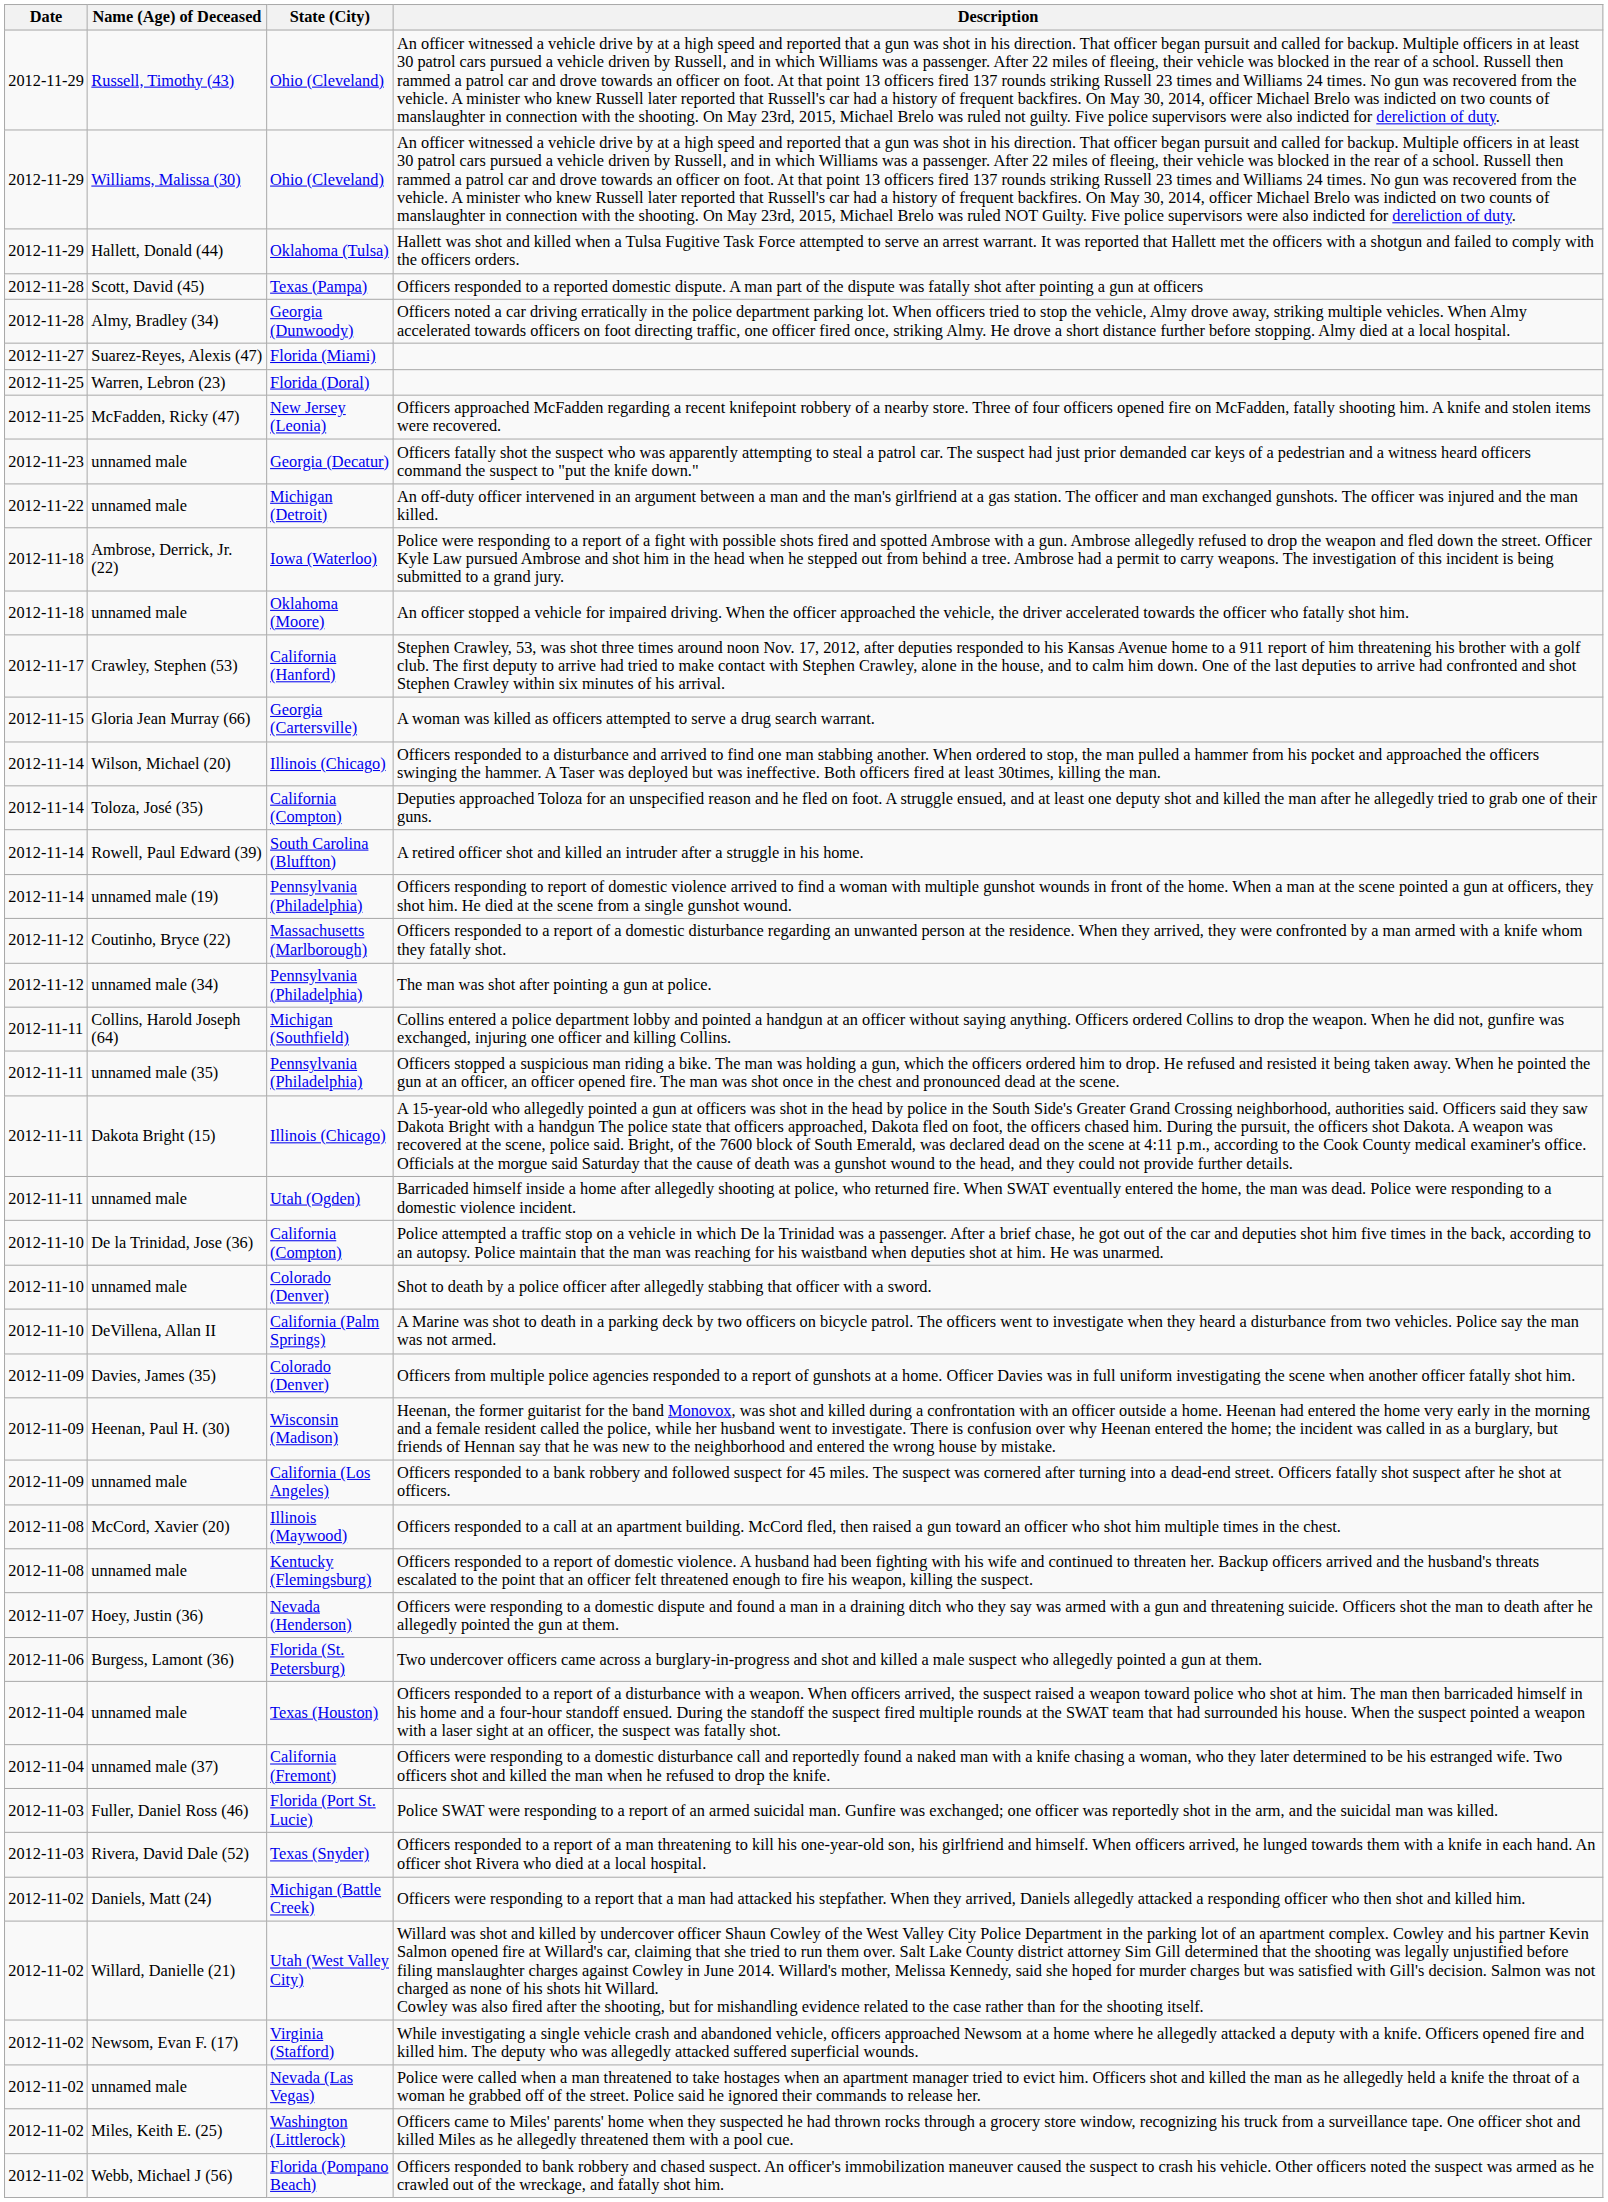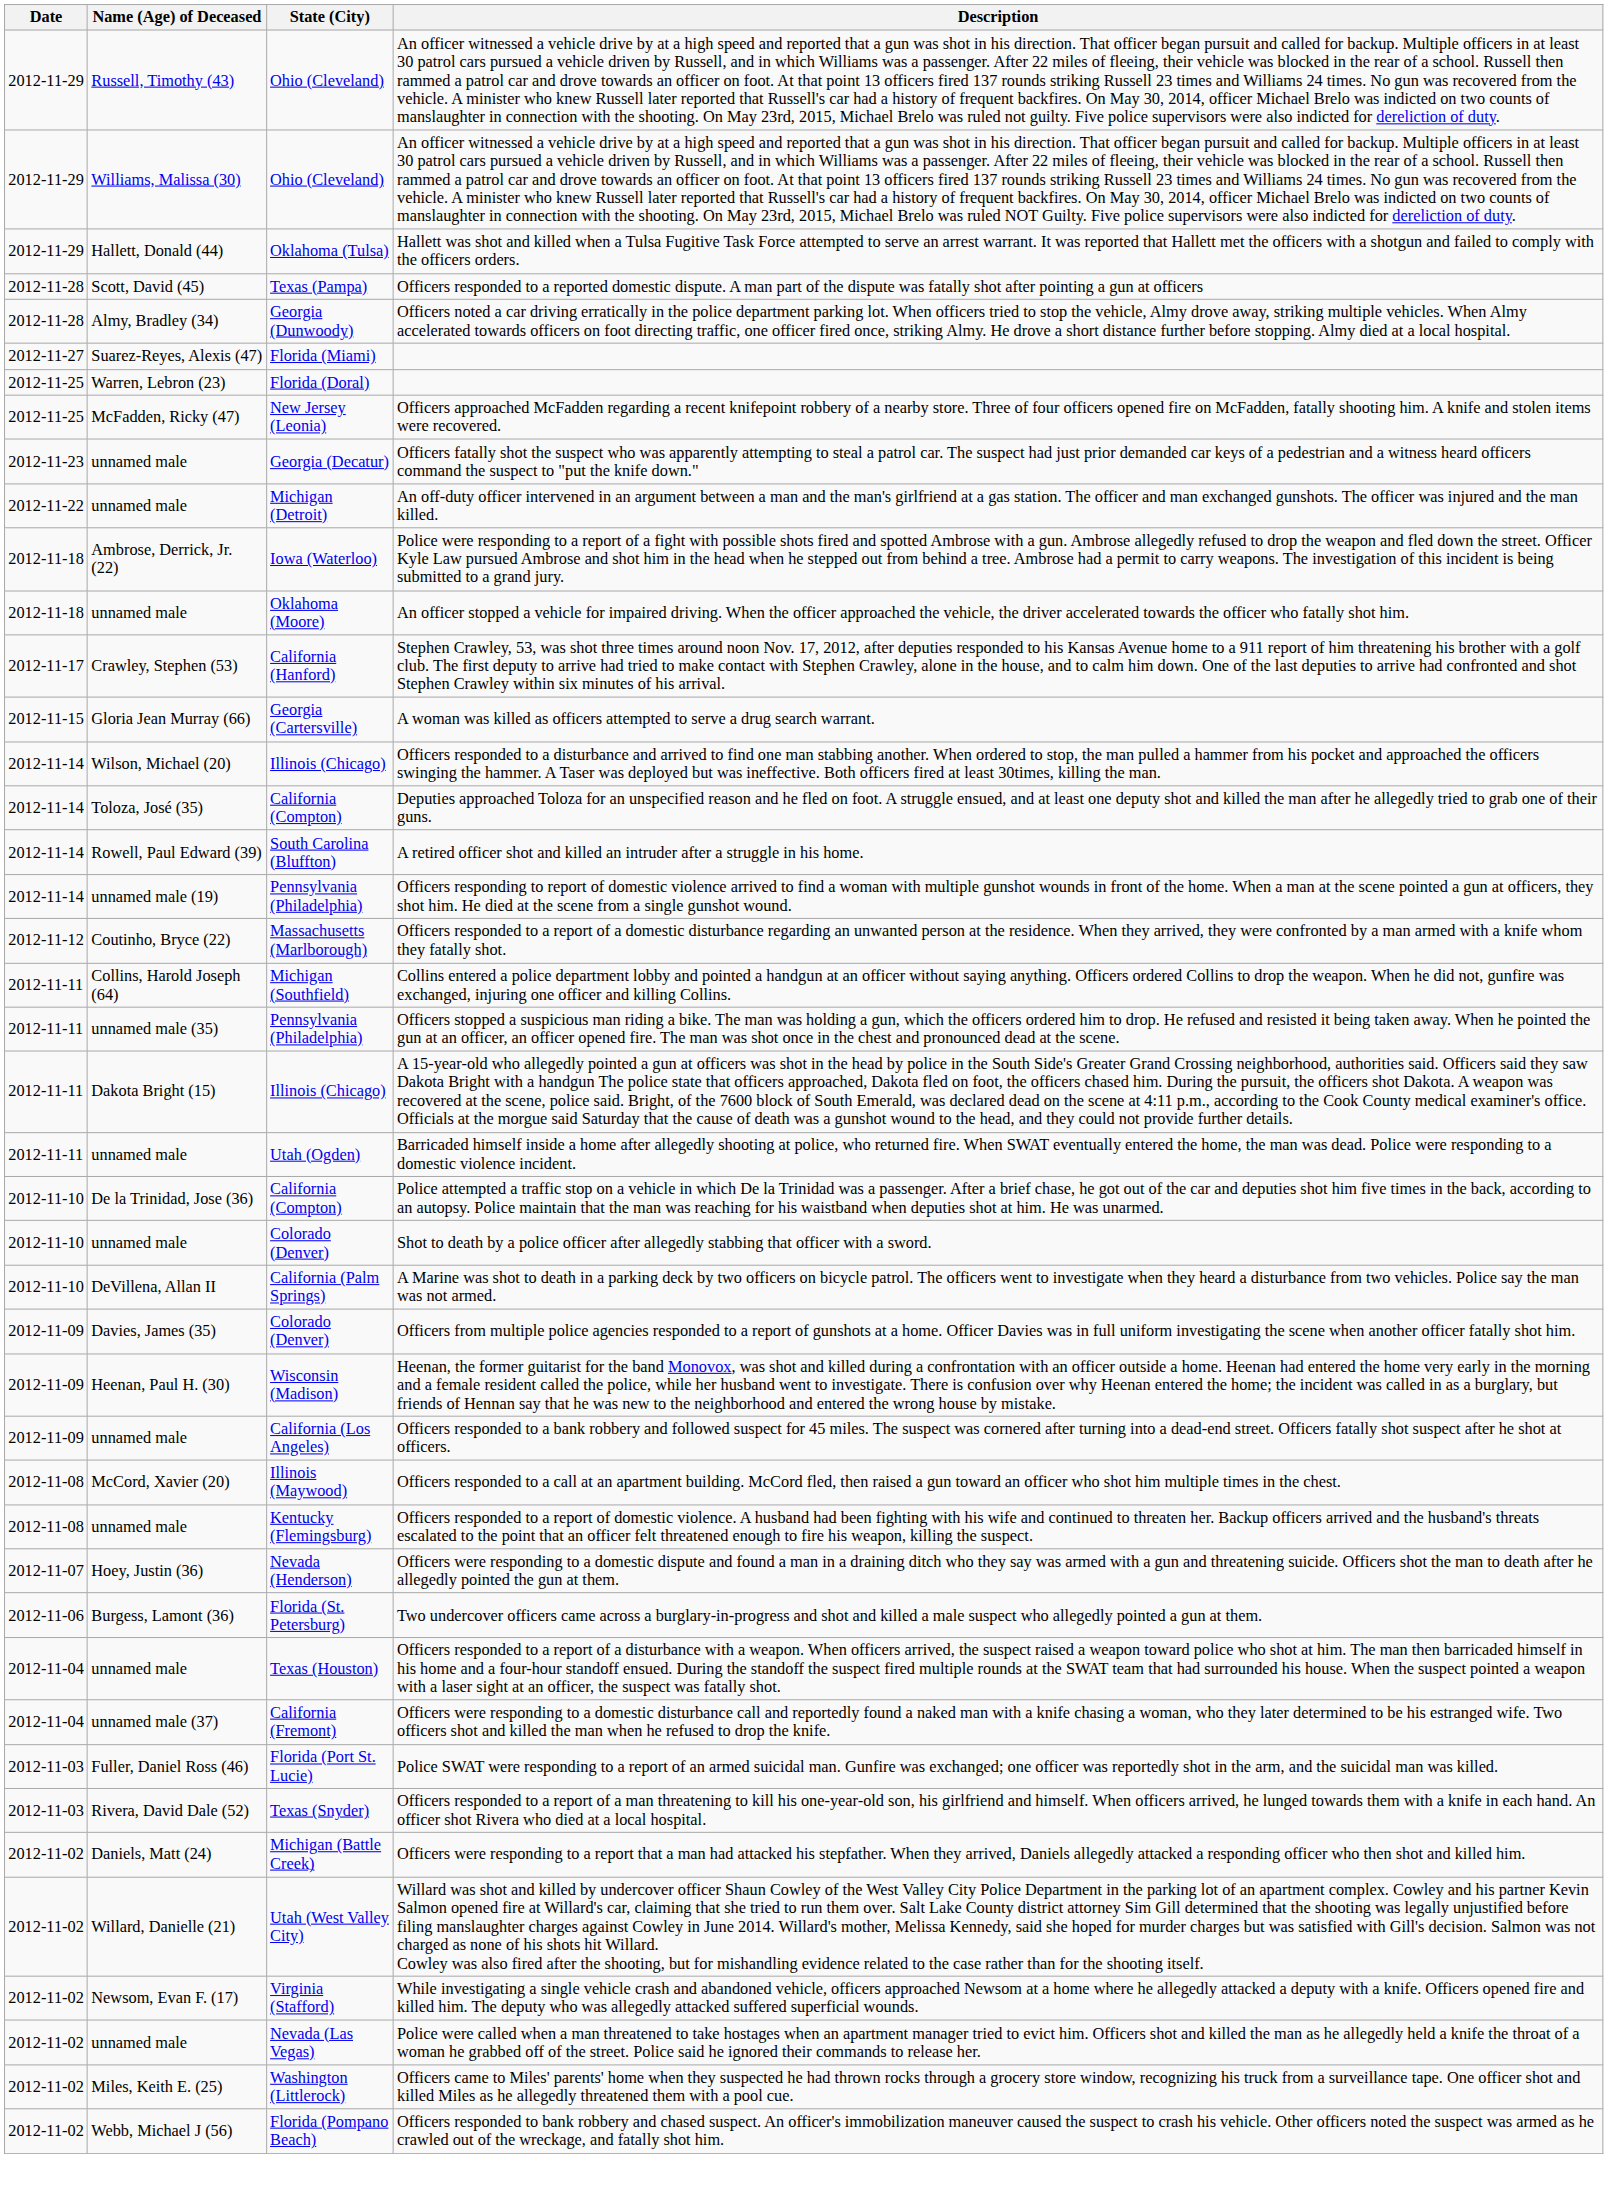- row: (316, 984)
